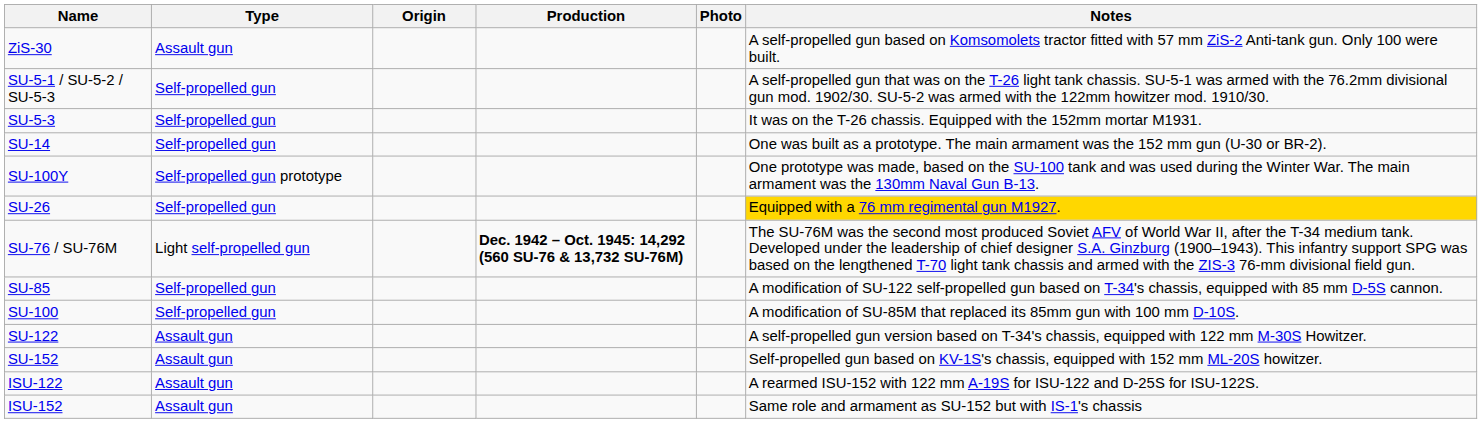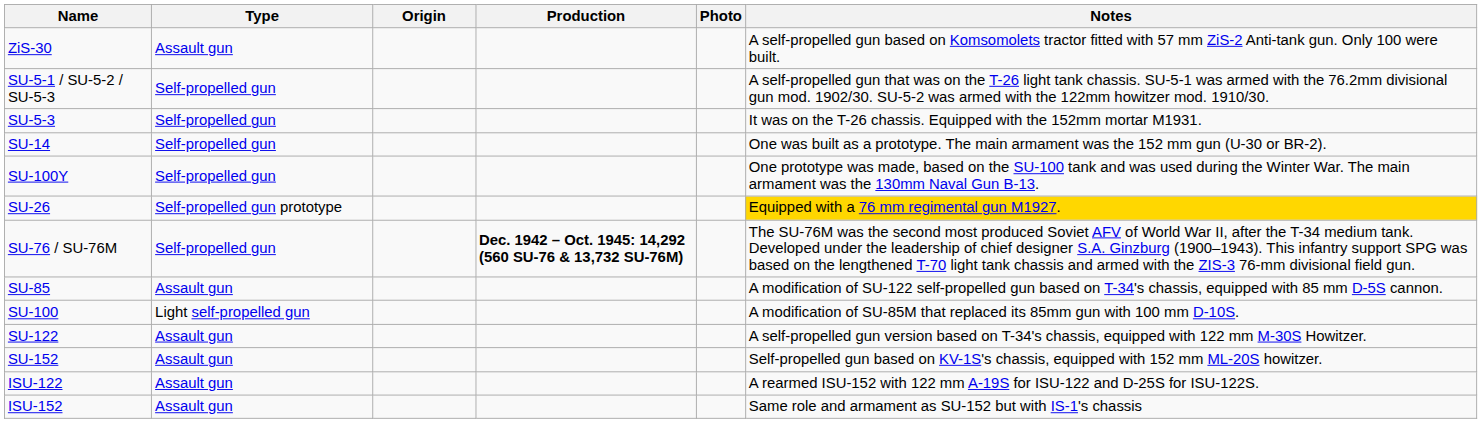(249, 176) Self-propelled gun prototype -> (216, 176) Self-propelled gun
(216, 208) Self-propelled gun -> (249, 208) Self-propelled gun prototype
(232, 248) Light self-propelled gun -> (216, 248) Self-propelled gun
(216, 288) Self-propelled gun -> (194, 288) Assault gun
(216, 312) Self-propelled gun -> (232, 312) Light self-propelled gun
